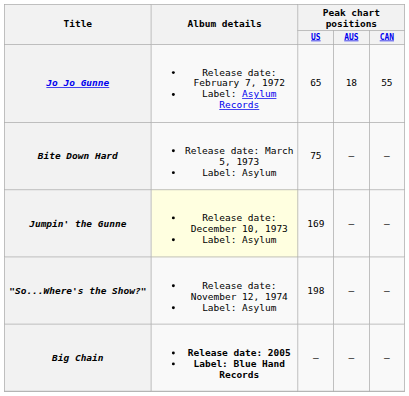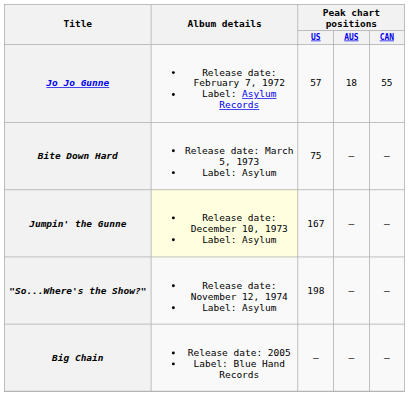(316, 83) 65 -> (316, 83) 57
(316, 223) 169 -> (316, 223) 167
(225, 363) bold -> (225, 363) normal
